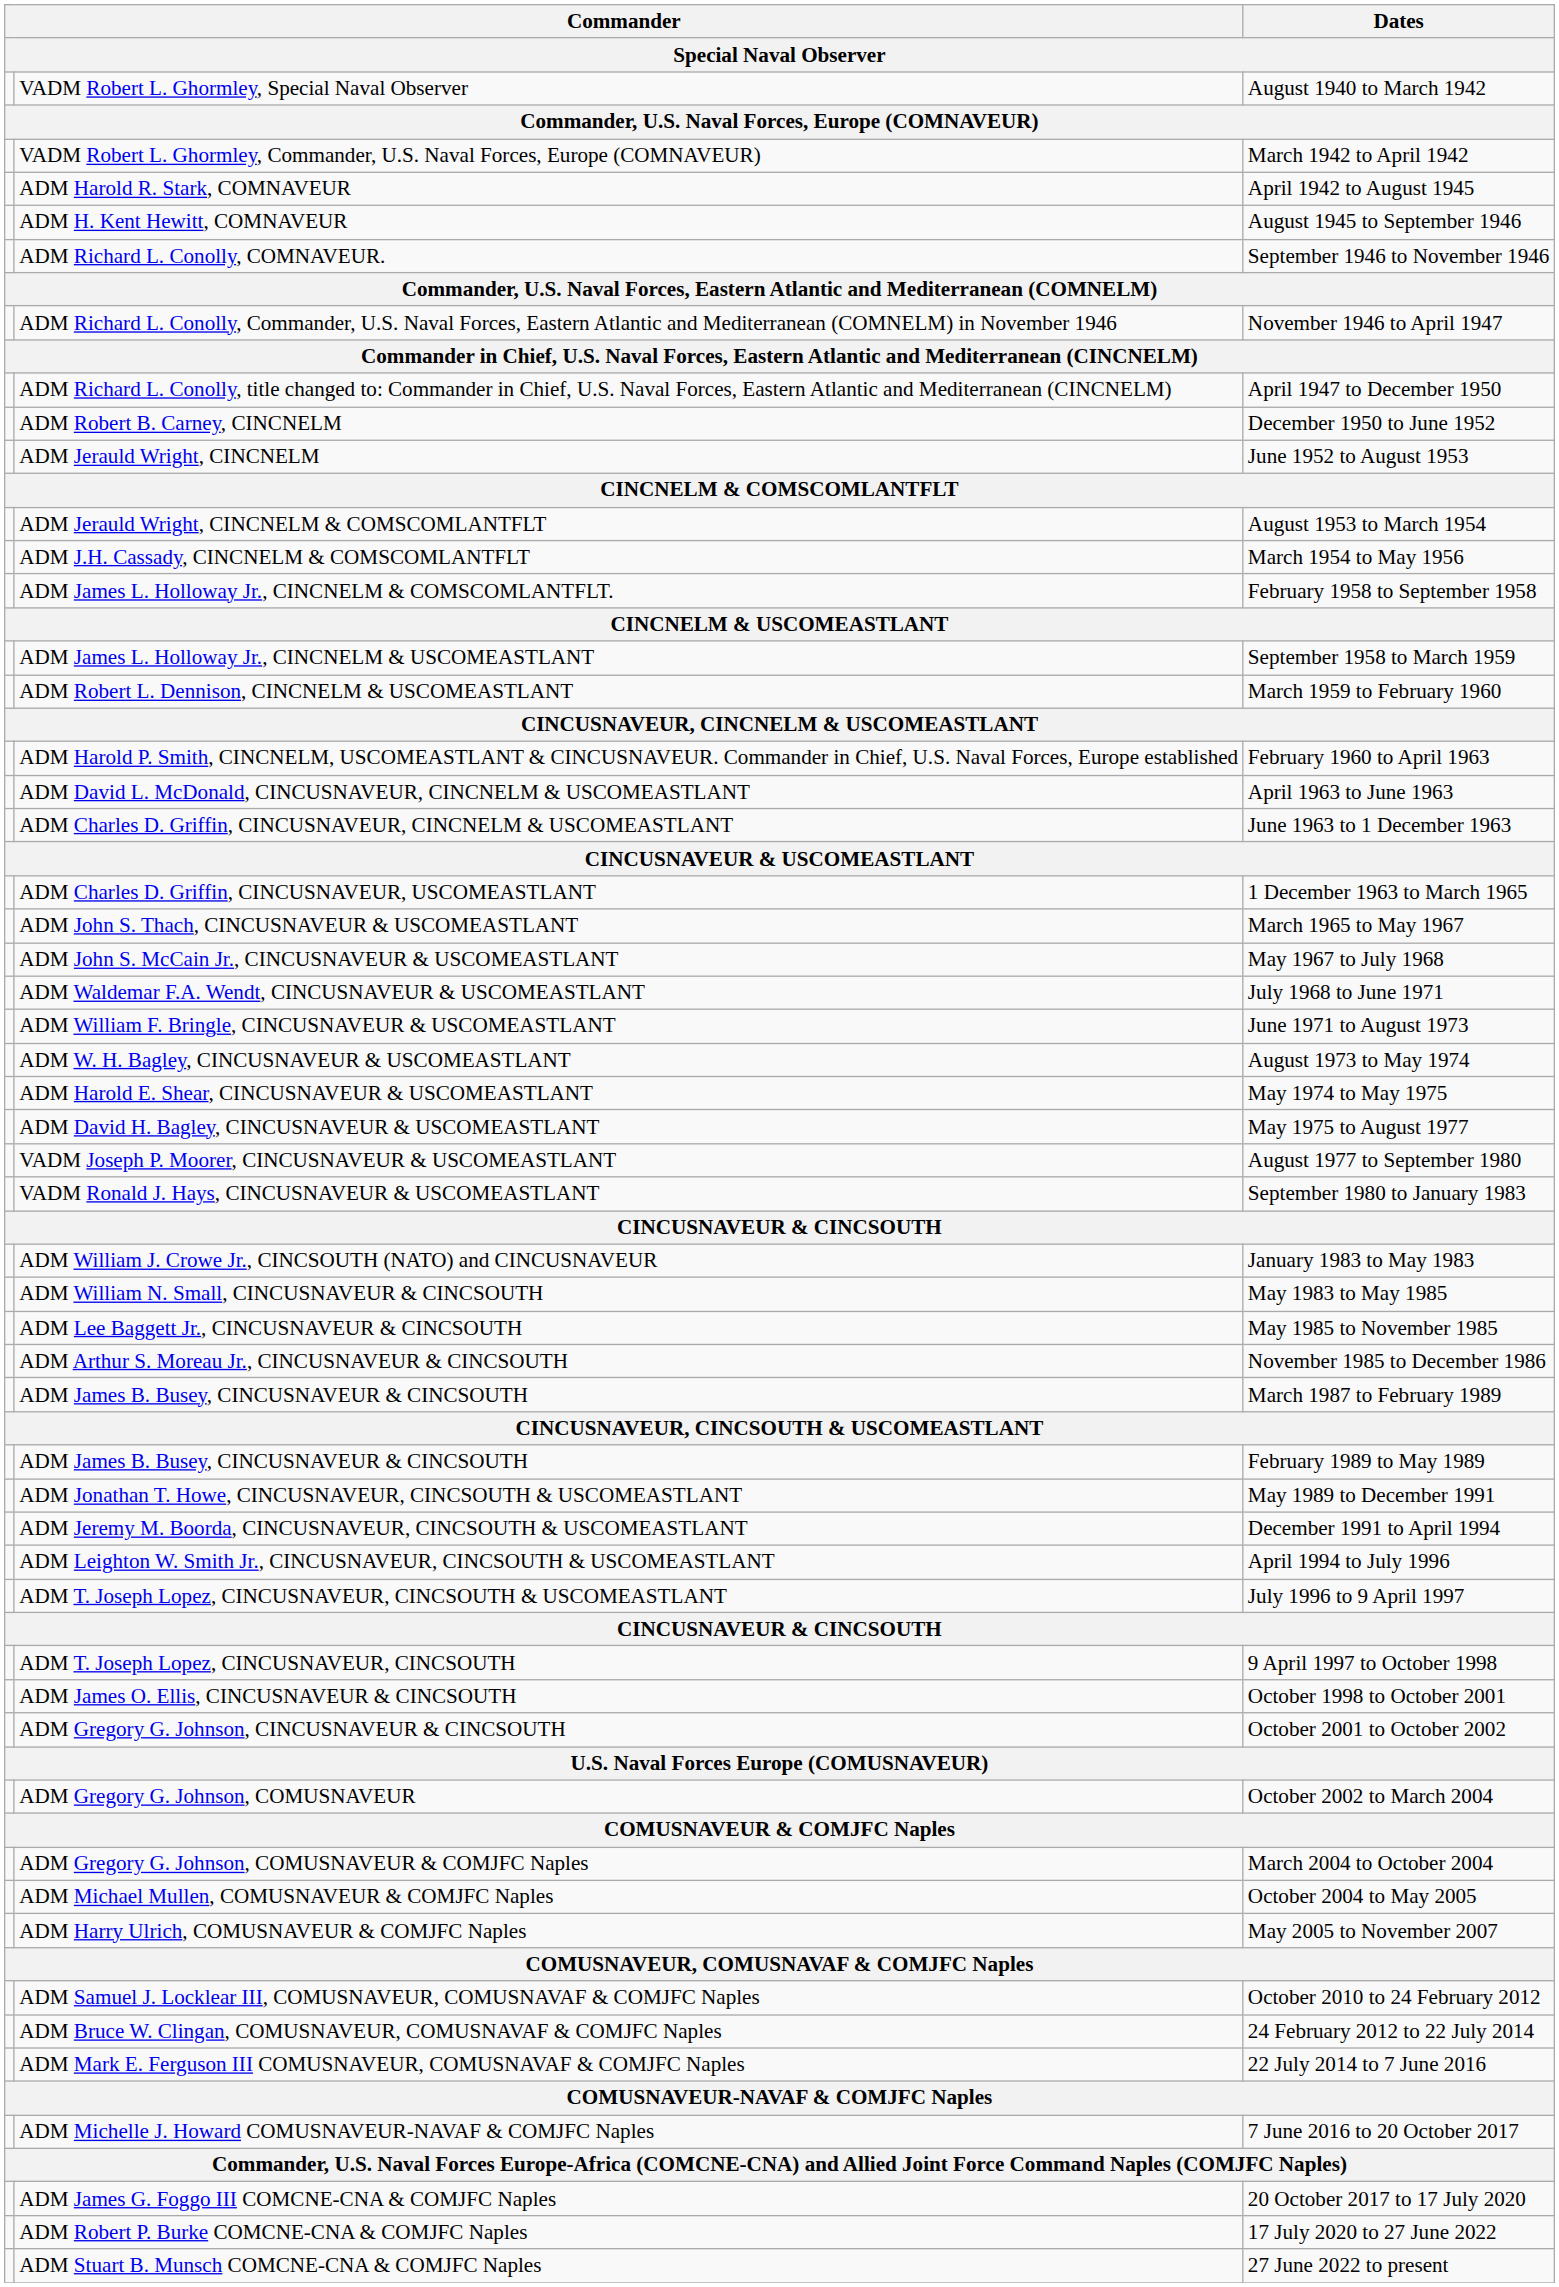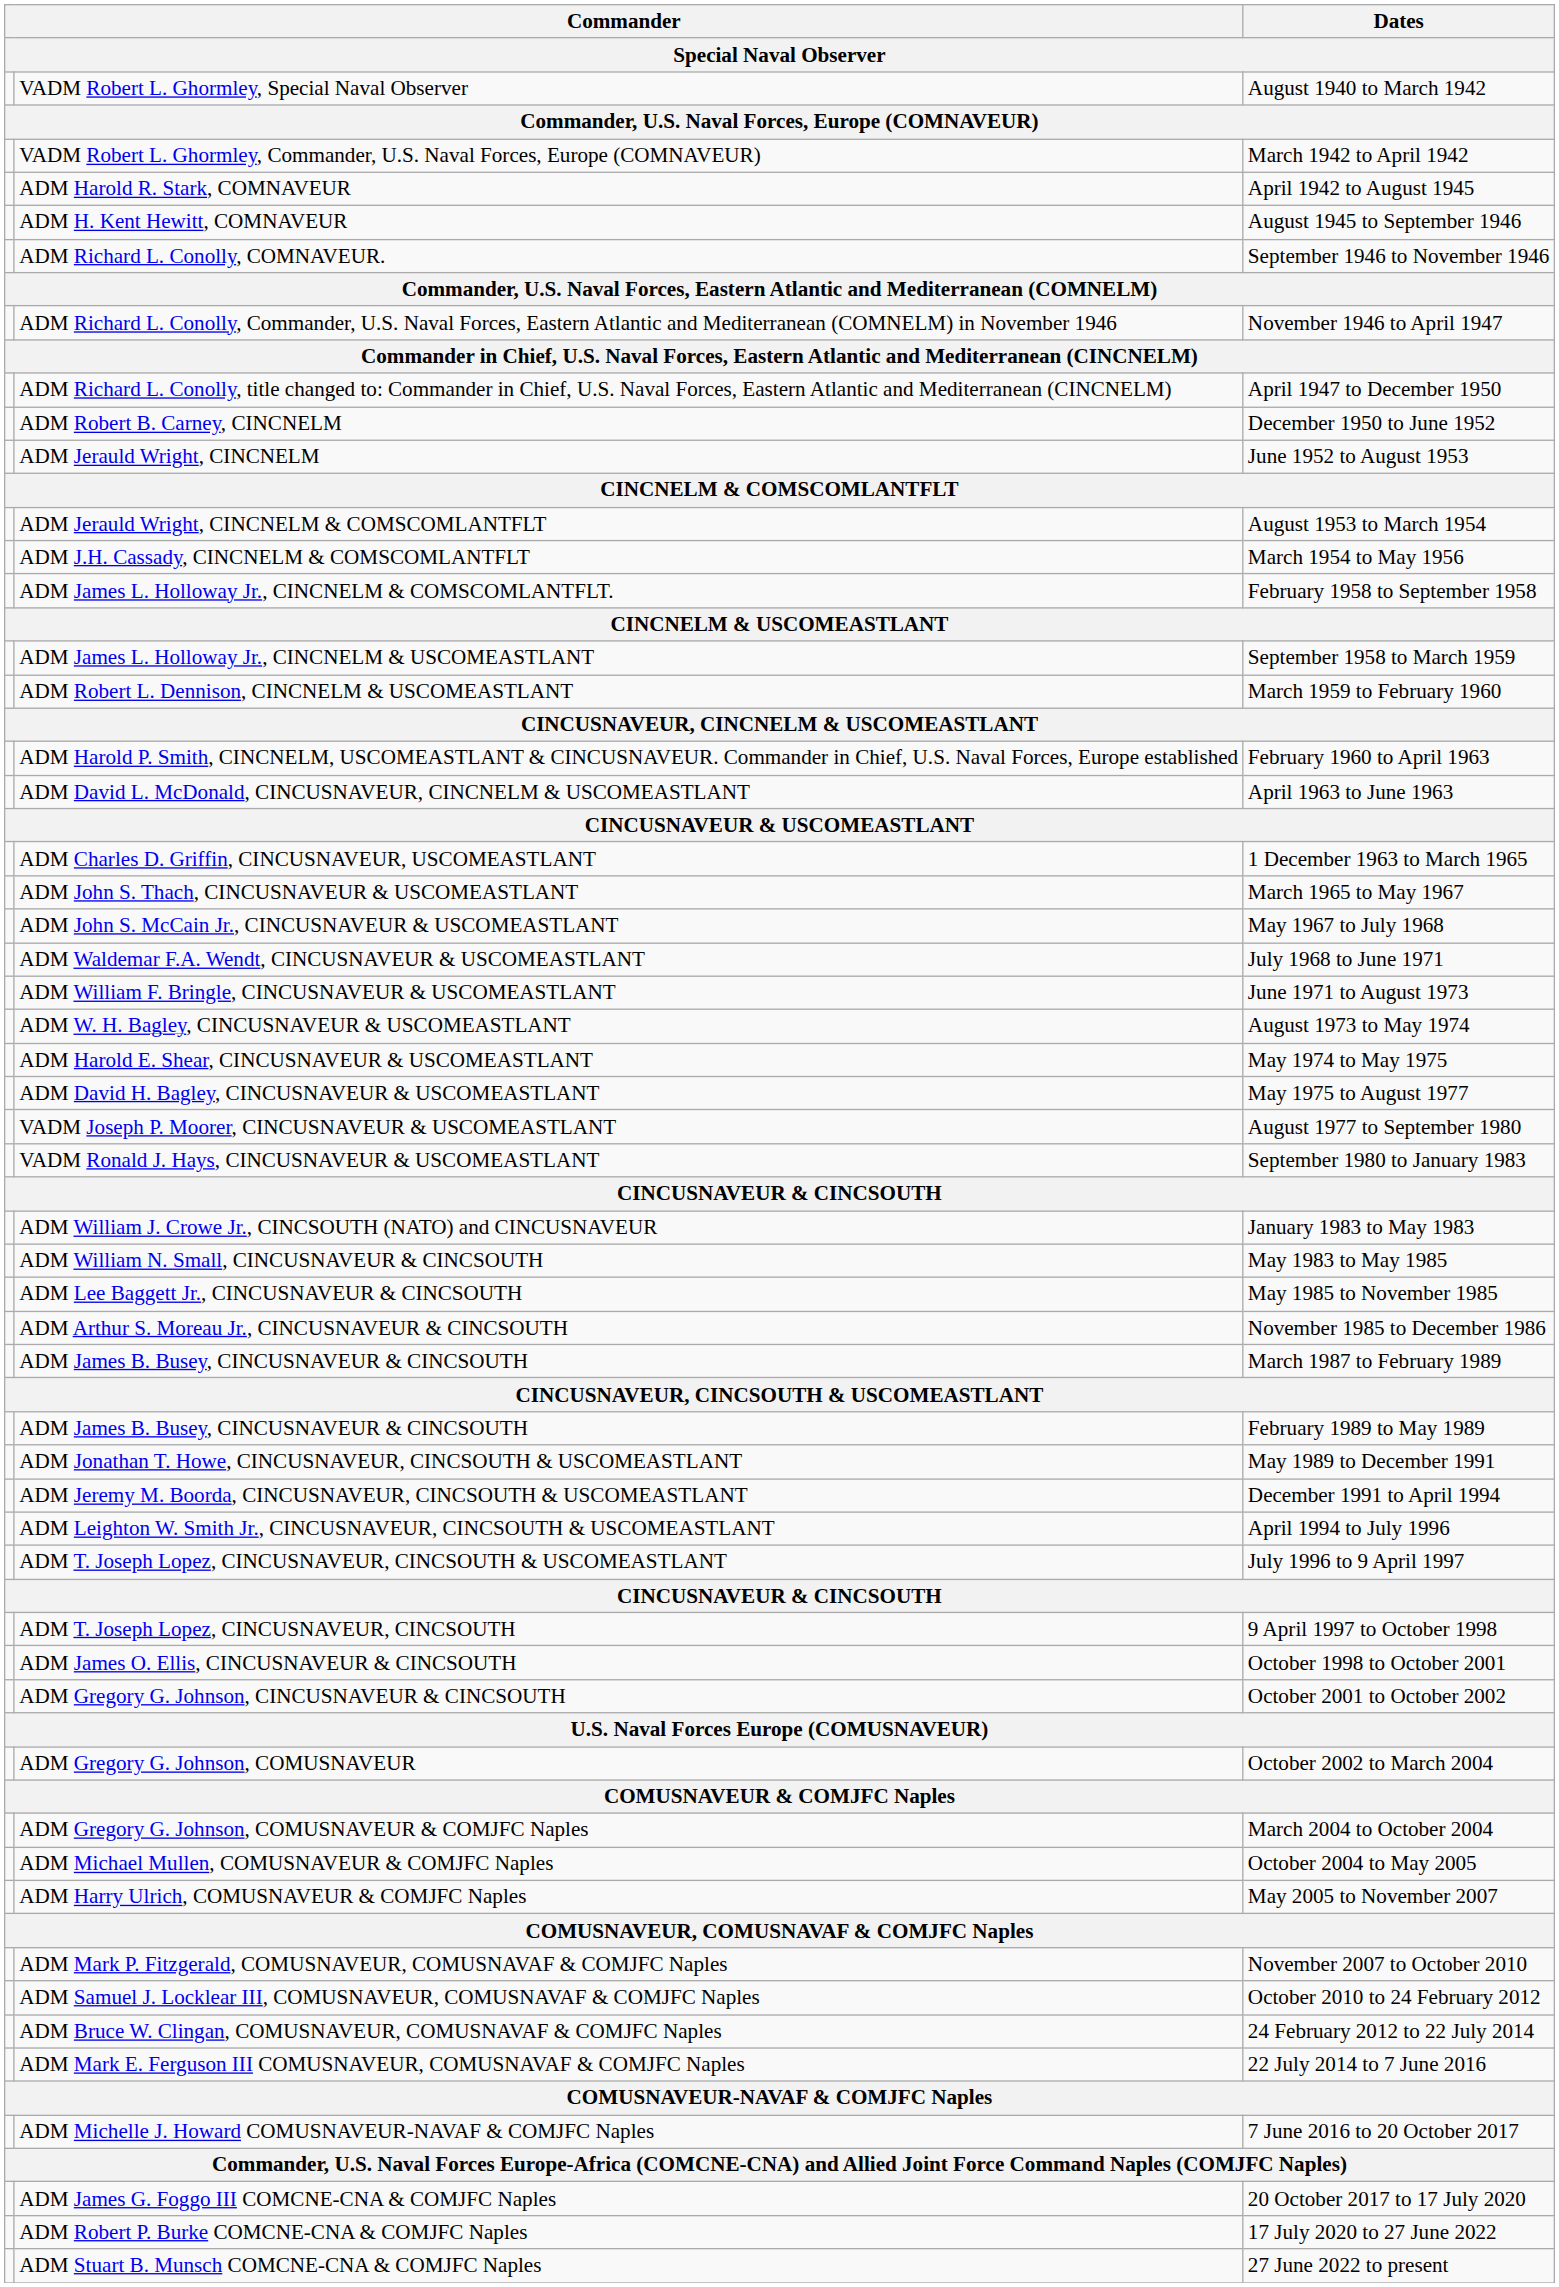- row: (1380, 825)
+ row: (1387, 1963)
